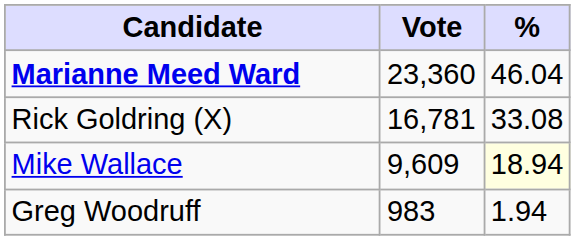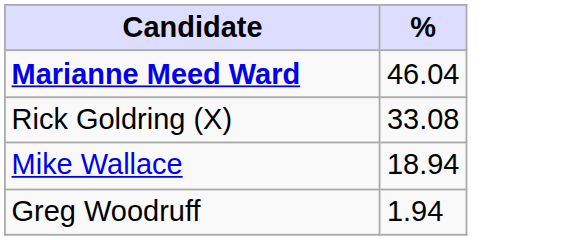- column: (432, 27)
(527, 165) lightyellow background -> (423, 165) no background
